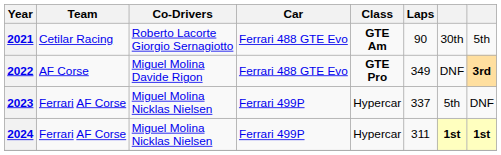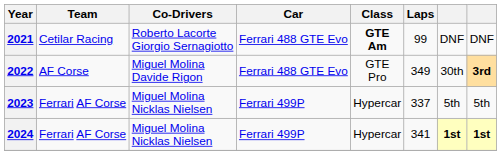(421, 39) 90 -> (421, 39) 99
(452, 39) 30th -> (452, 39) DNF
(482, 39) 5th -> (482, 39) DNF
(377, 71) bold -> (377, 71) normal
(452, 71) DNF -> (452, 71) 30th
(482, 103) DNF -> (482, 103) 5th
(421, 135) 311 -> (421, 135) 341
